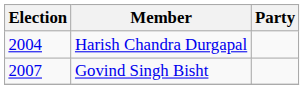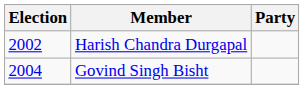(25, 44) 2004 -> (25, 44) 2002
(25, 71) 2007 -> (25, 71) 2004
